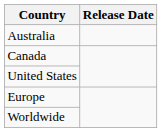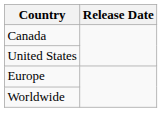- row: (31, 35)
